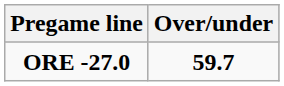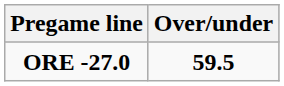(213, 61) 59.7 -> (213, 61) 59.5
